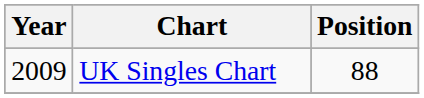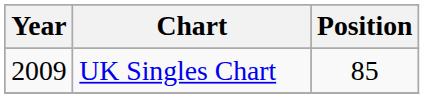(365, 70) 88 -> (365, 70) 85
